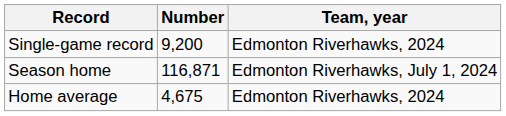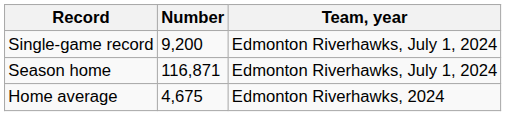(338, 44) Edmonton Riverhawks, 2024 -> (365, 44) Edmonton Riverhawks, July 1, 2024
